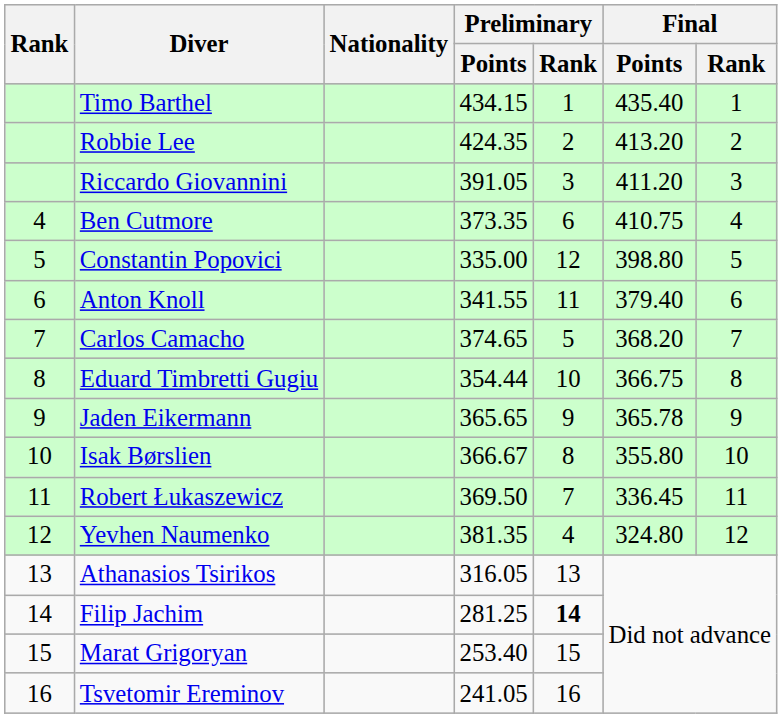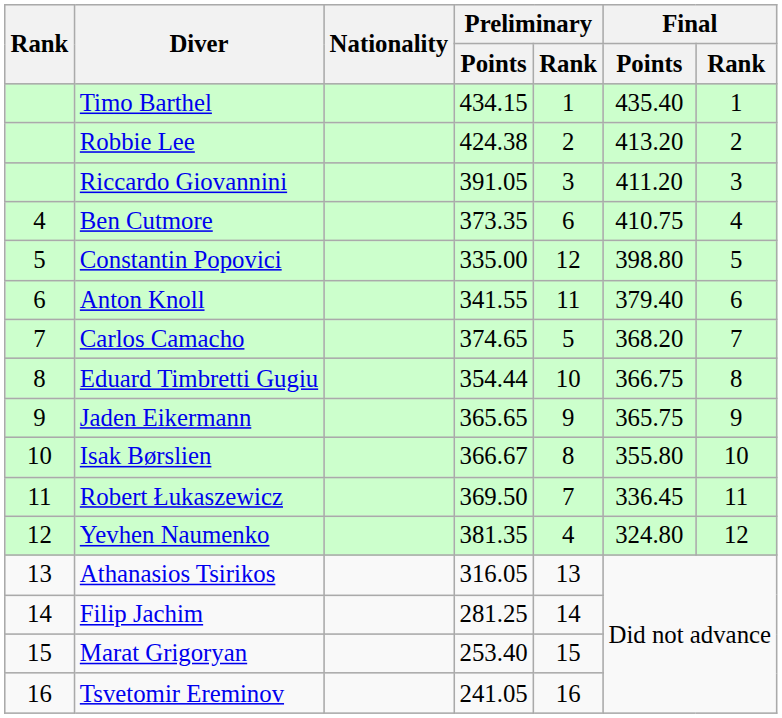(494, 142) 424.35 -> (494, 142) 424.38
(649, 417) 365.78 -> (649, 417) 365.75
(568, 614) bold -> (568, 614) normal
